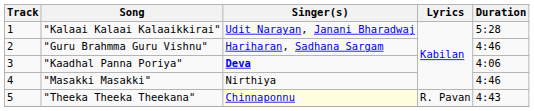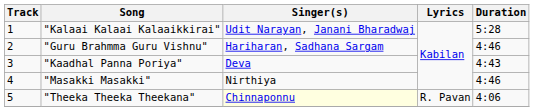(238, 64) bold -> (238, 64) normal
(488, 64) 4:06 -> (488, 64) 4:43
(488, 98) 4:43 -> (488, 98) 4:06
